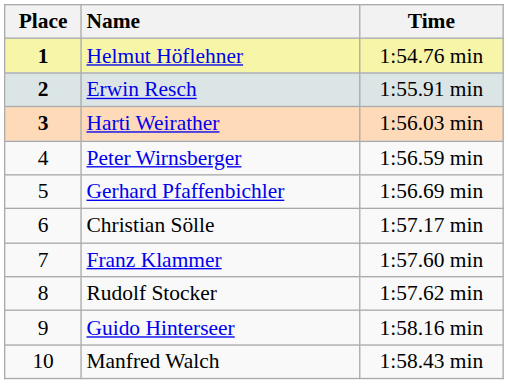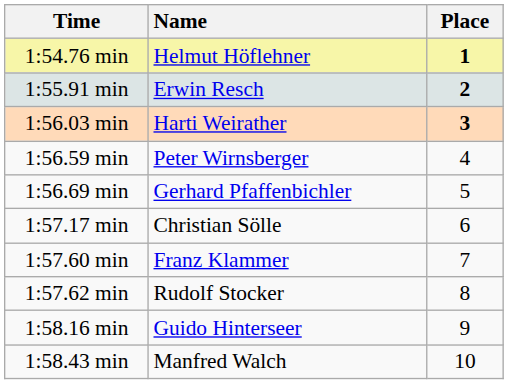columns swapped: (43, 21) <-> (431, 21)
